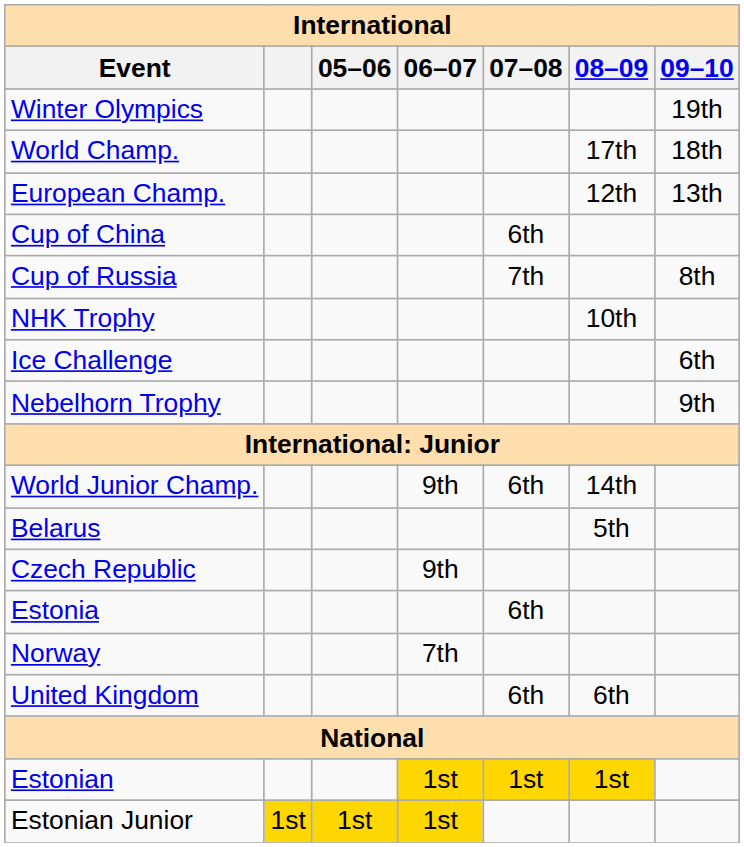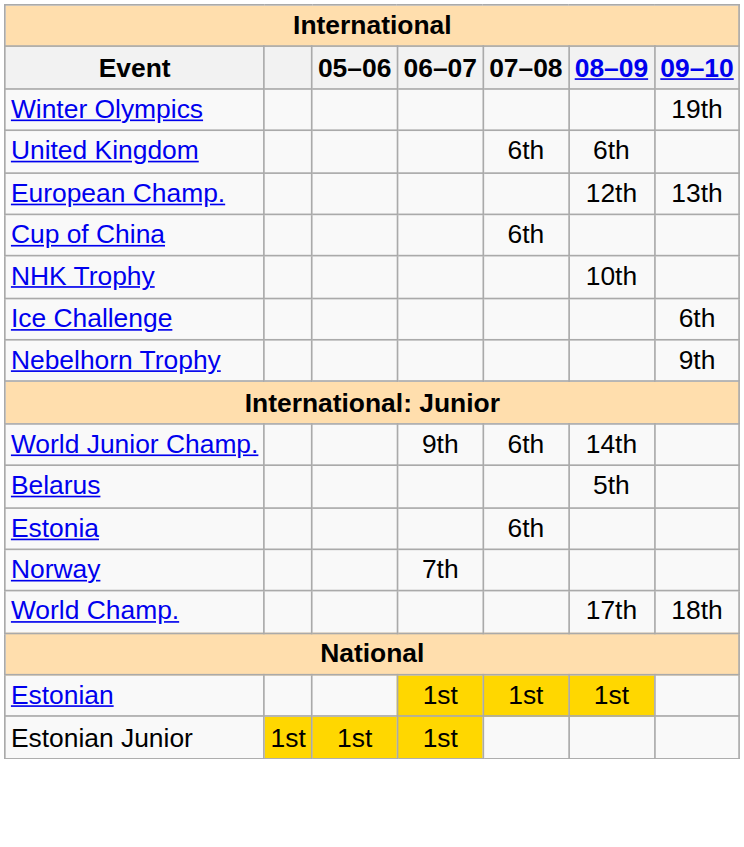rows swapped: (95, 151) <-> (105, 695)
- row: (94, 276)
- row: (103, 569)
